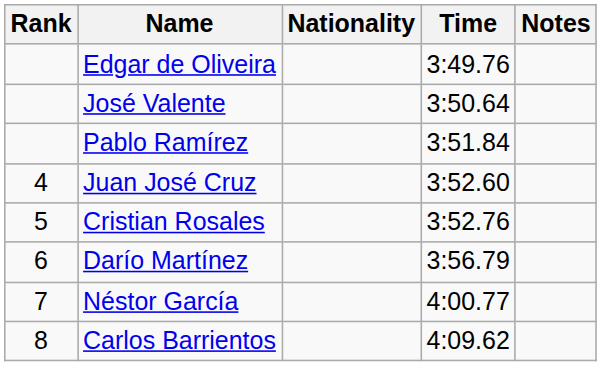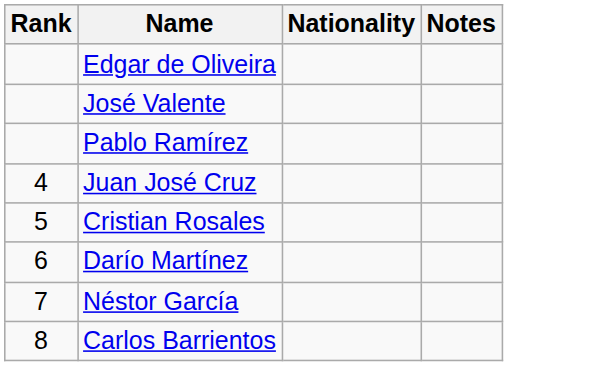- column: (468, 24)
